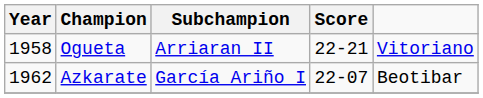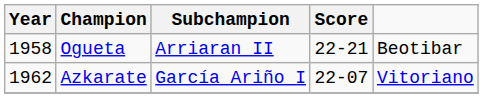(425, 49) Vitoriano -> (420, 49) Beotibar
(420, 78) Beotibar -> (425, 78) Vitoriano
